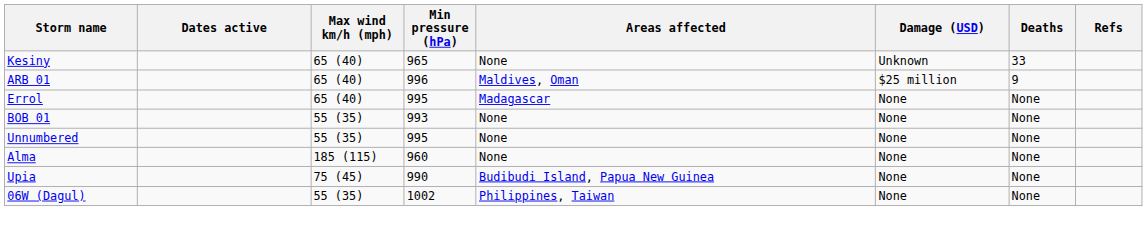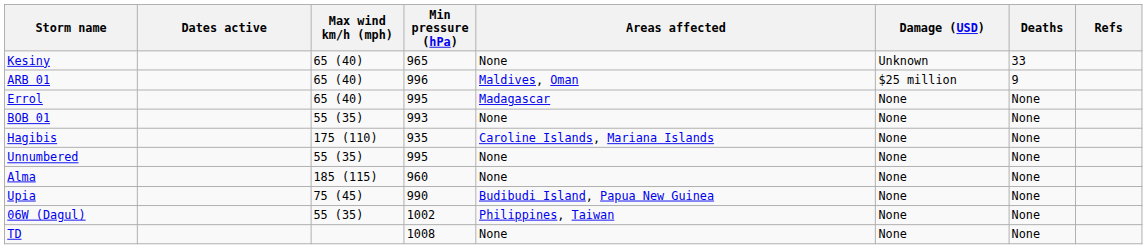+ row: (32, 138)
+ row: (14, 234)
